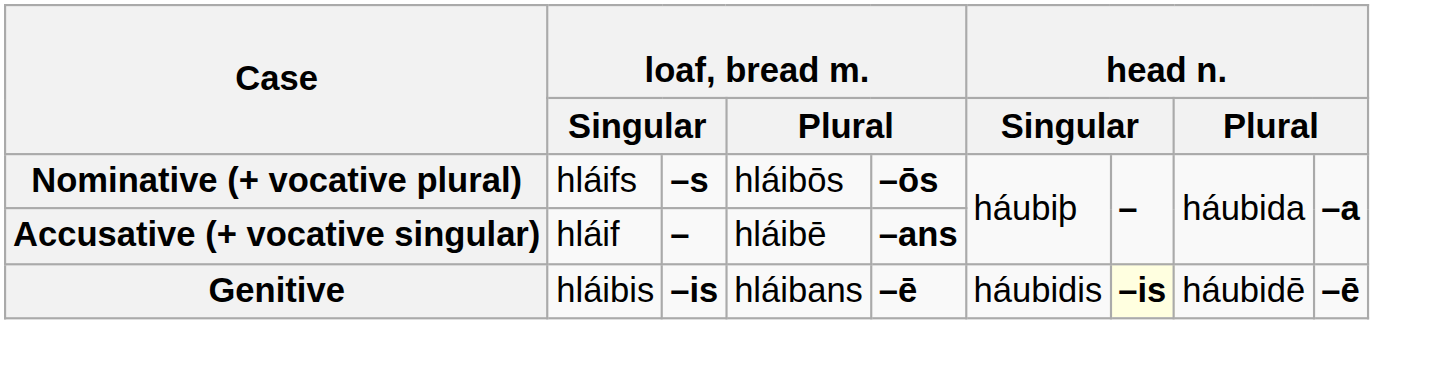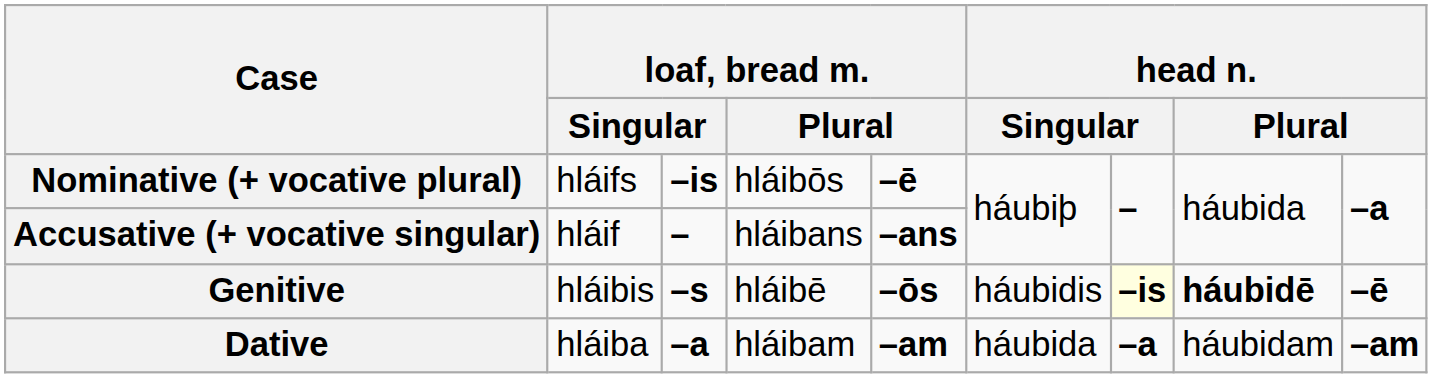(689, 180) –s -> (694, 180) –is
(909, 180) –ōs -> (898, 180) –ē
(780, 235) hláibē -> (799, 235) hláibans
(694, 290) –is -> (689, 290) –s
(799, 290) hláibans -> (780, 290) hláibē
(898, 290) –ē -> (909, 290) –ōs
(1244, 290) normal -> (1248, 290) bold
+ row: (277, 344)
